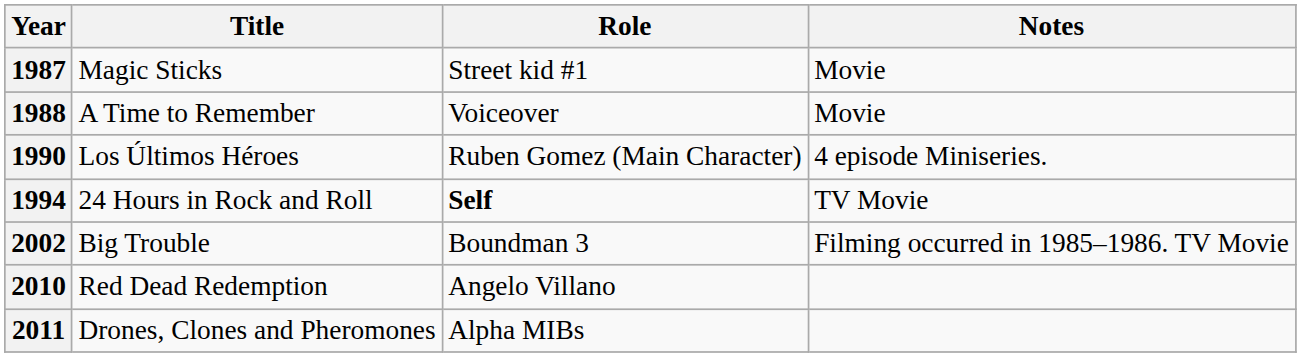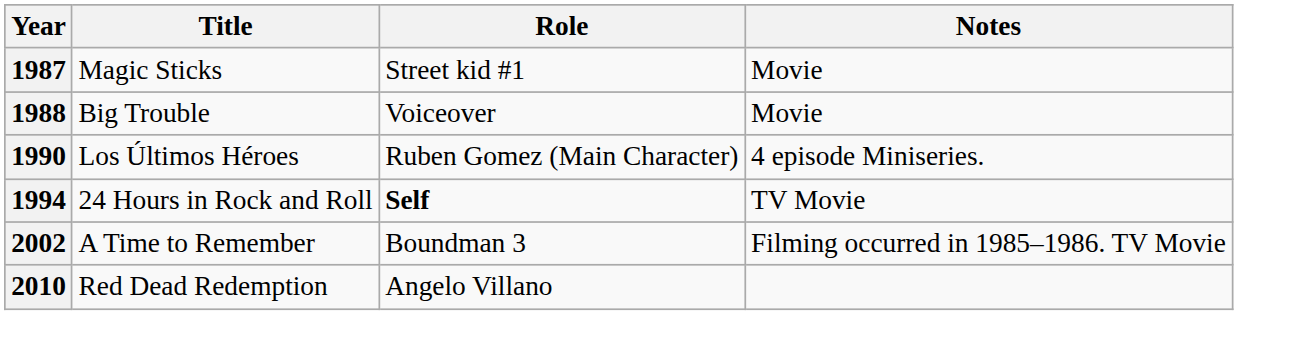(197, 112) A Time to Remember -> (144, 112) Big Trouble
(144, 243) Big Trouble -> (197, 243) A Time to Remember
- row: (39, 329)
